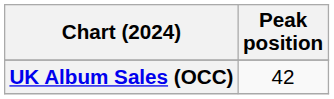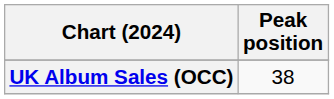(283, 76) 42 -> (283, 76) 38
